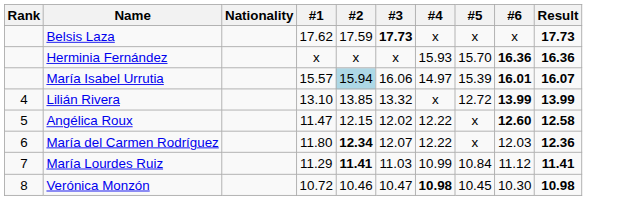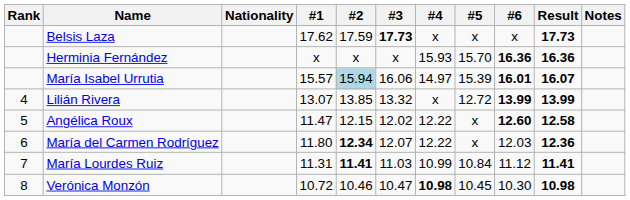+ column: (603, 15)
(316, 100) 13.10 -> (316, 100) 13.07
(316, 163) 11.29 -> (316, 163) 11.31
